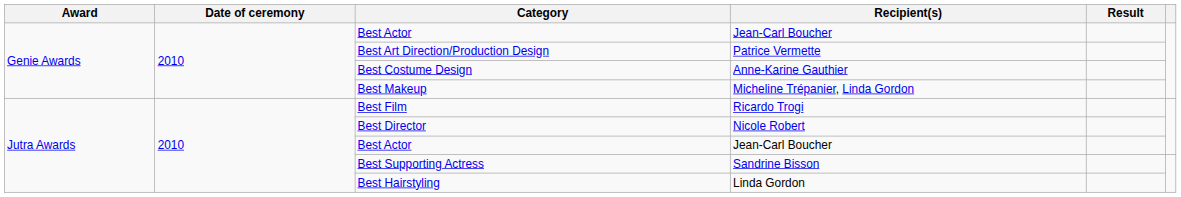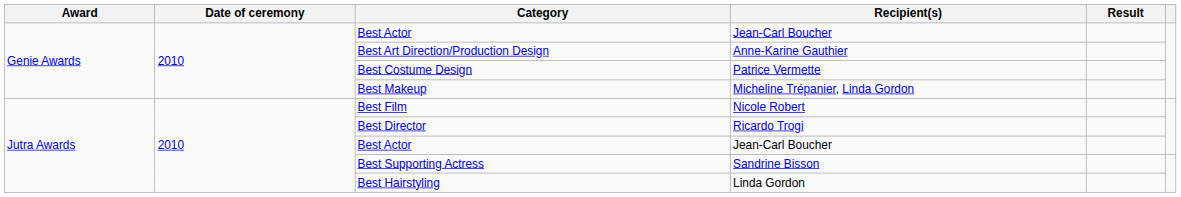(777, 51) Patrice Vermette -> (790, 51) Anne-Karine Gauthier
(790, 70) Anne-Karine Gauthier -> (777, 70) Patrice Vermette
(768, 107) Ricardo Trogi -> (769, 107) Nicole Robert
(769, 126) Nicole Robert -> (768, 126) Ricardo Trogi
